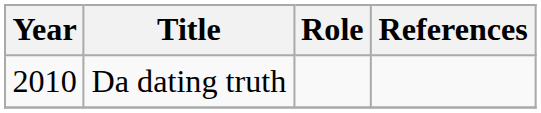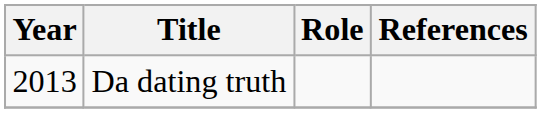(45, 81) 2010 -> (45, 81) 2013
